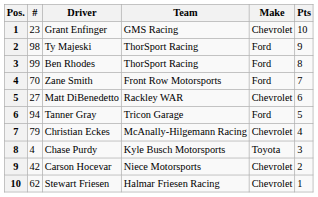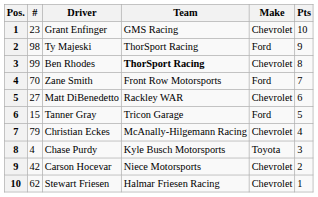(161, 64) normal -> (164, 64) bold
(261, 64) Ford -> (272, 64) Chevrolet
(35, 115) 94 -> (35, 115) 15
